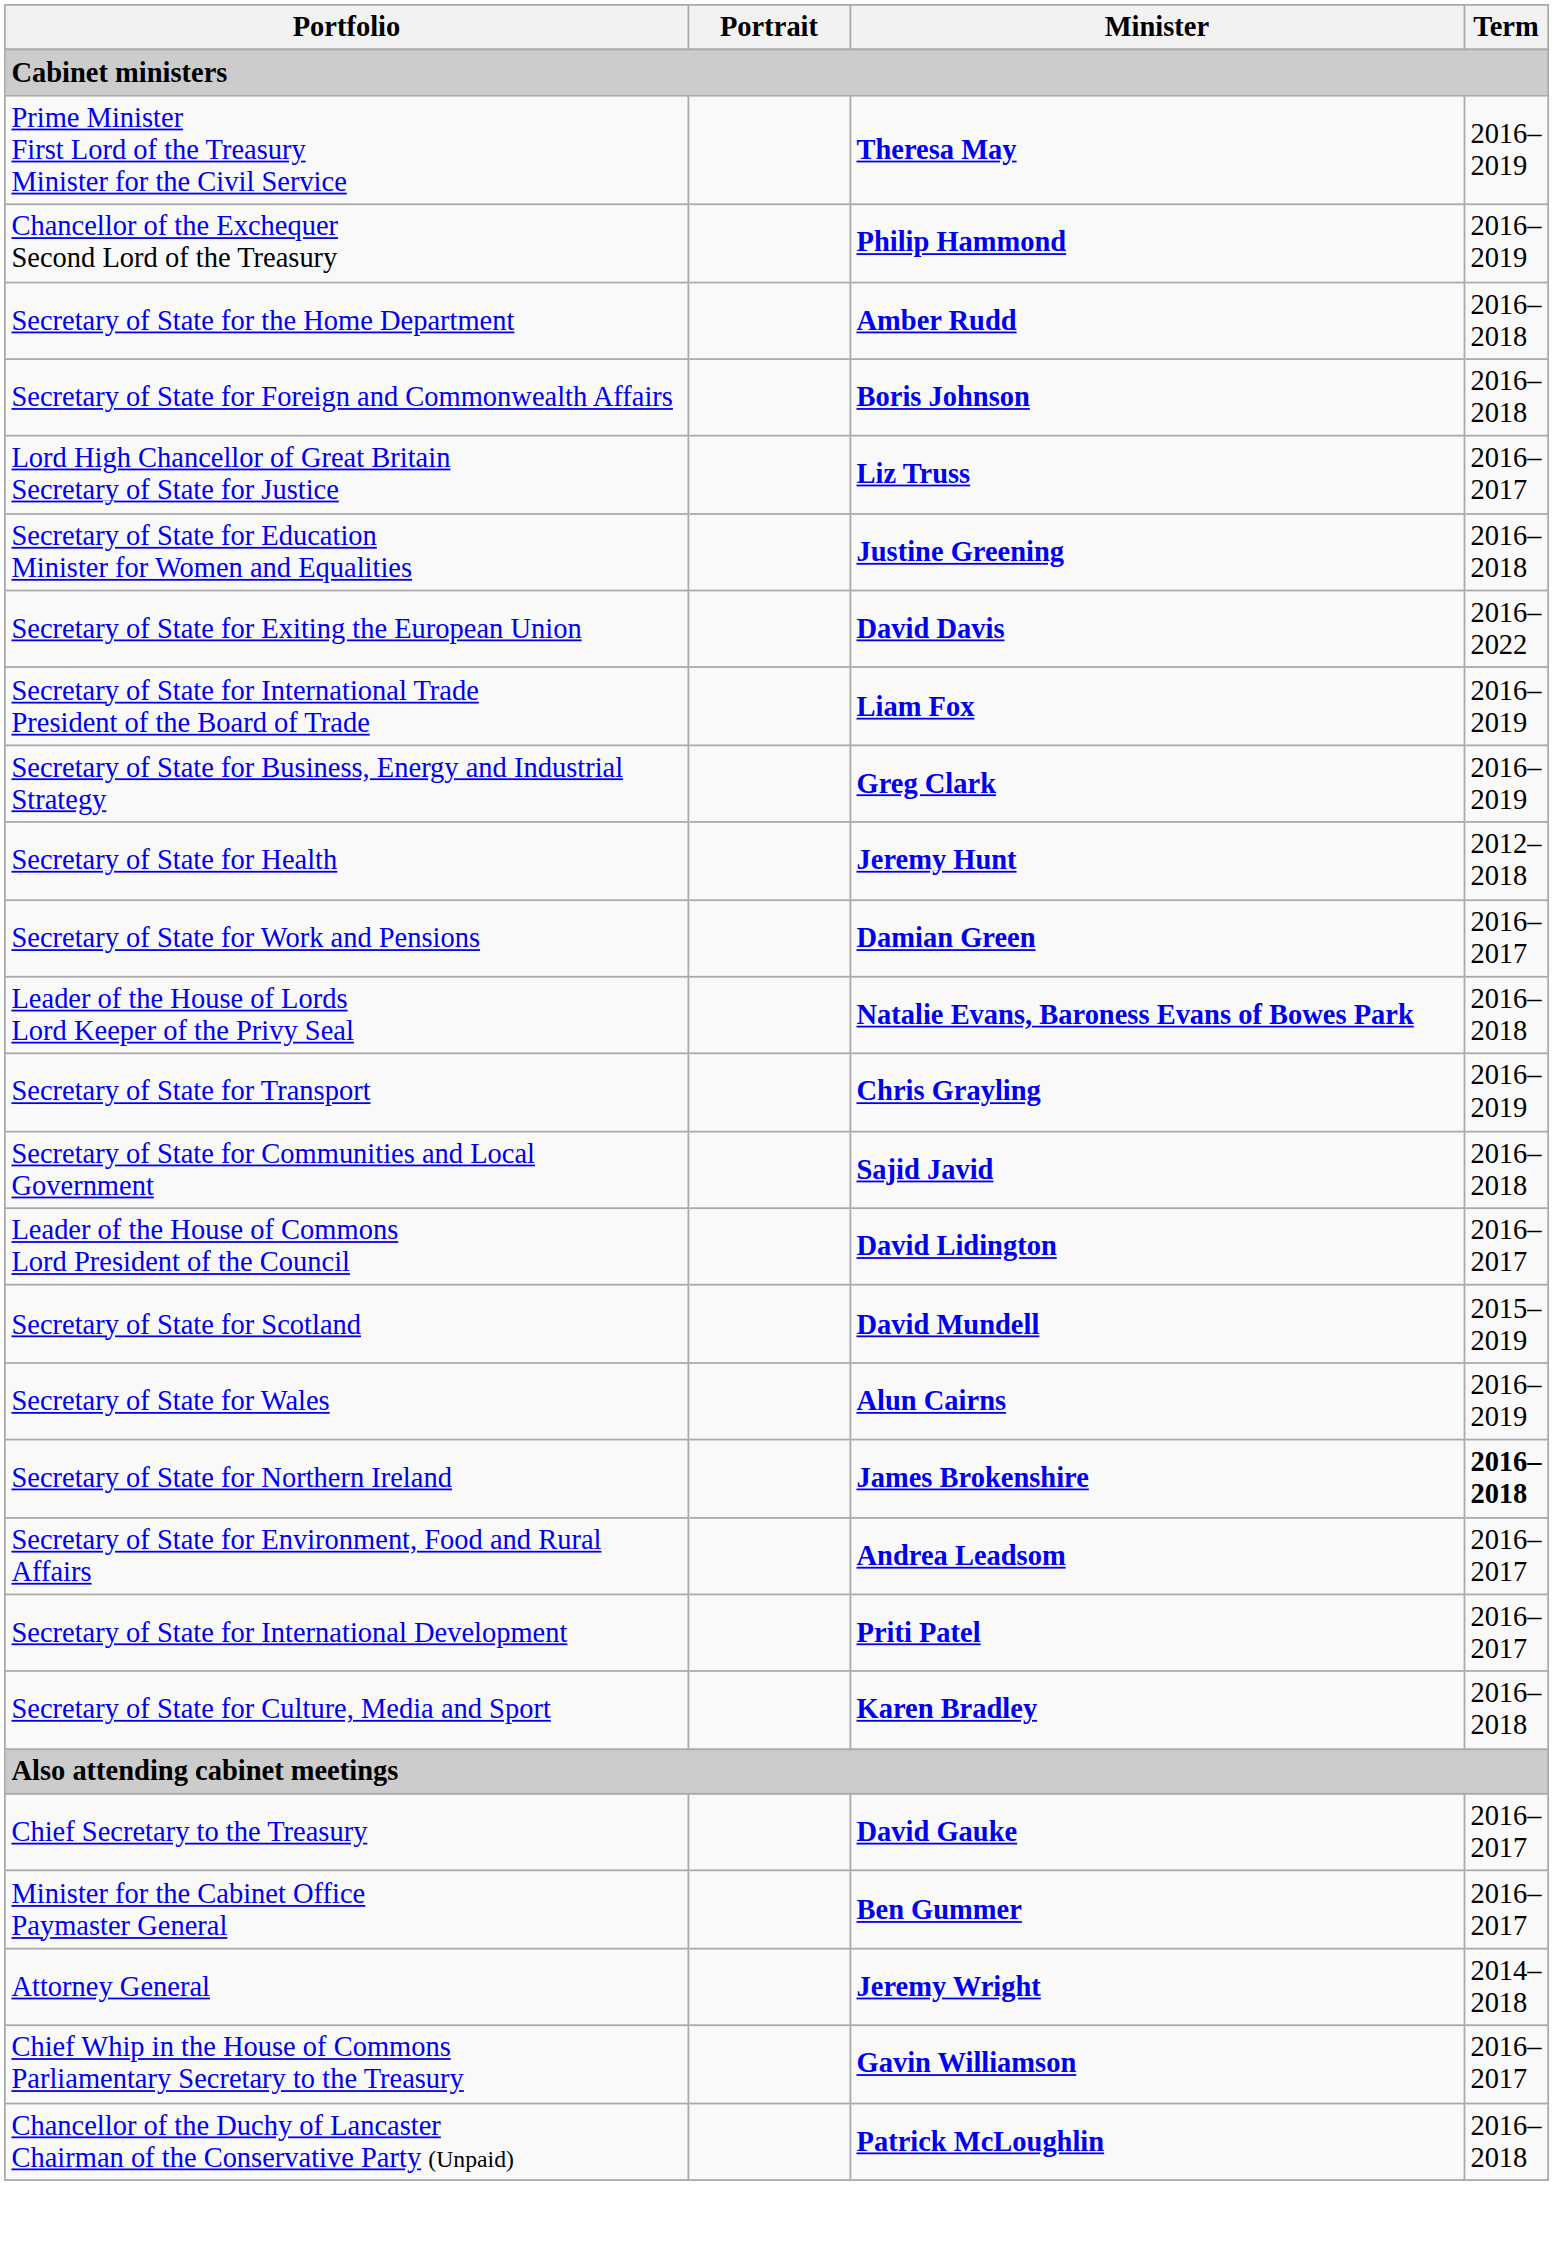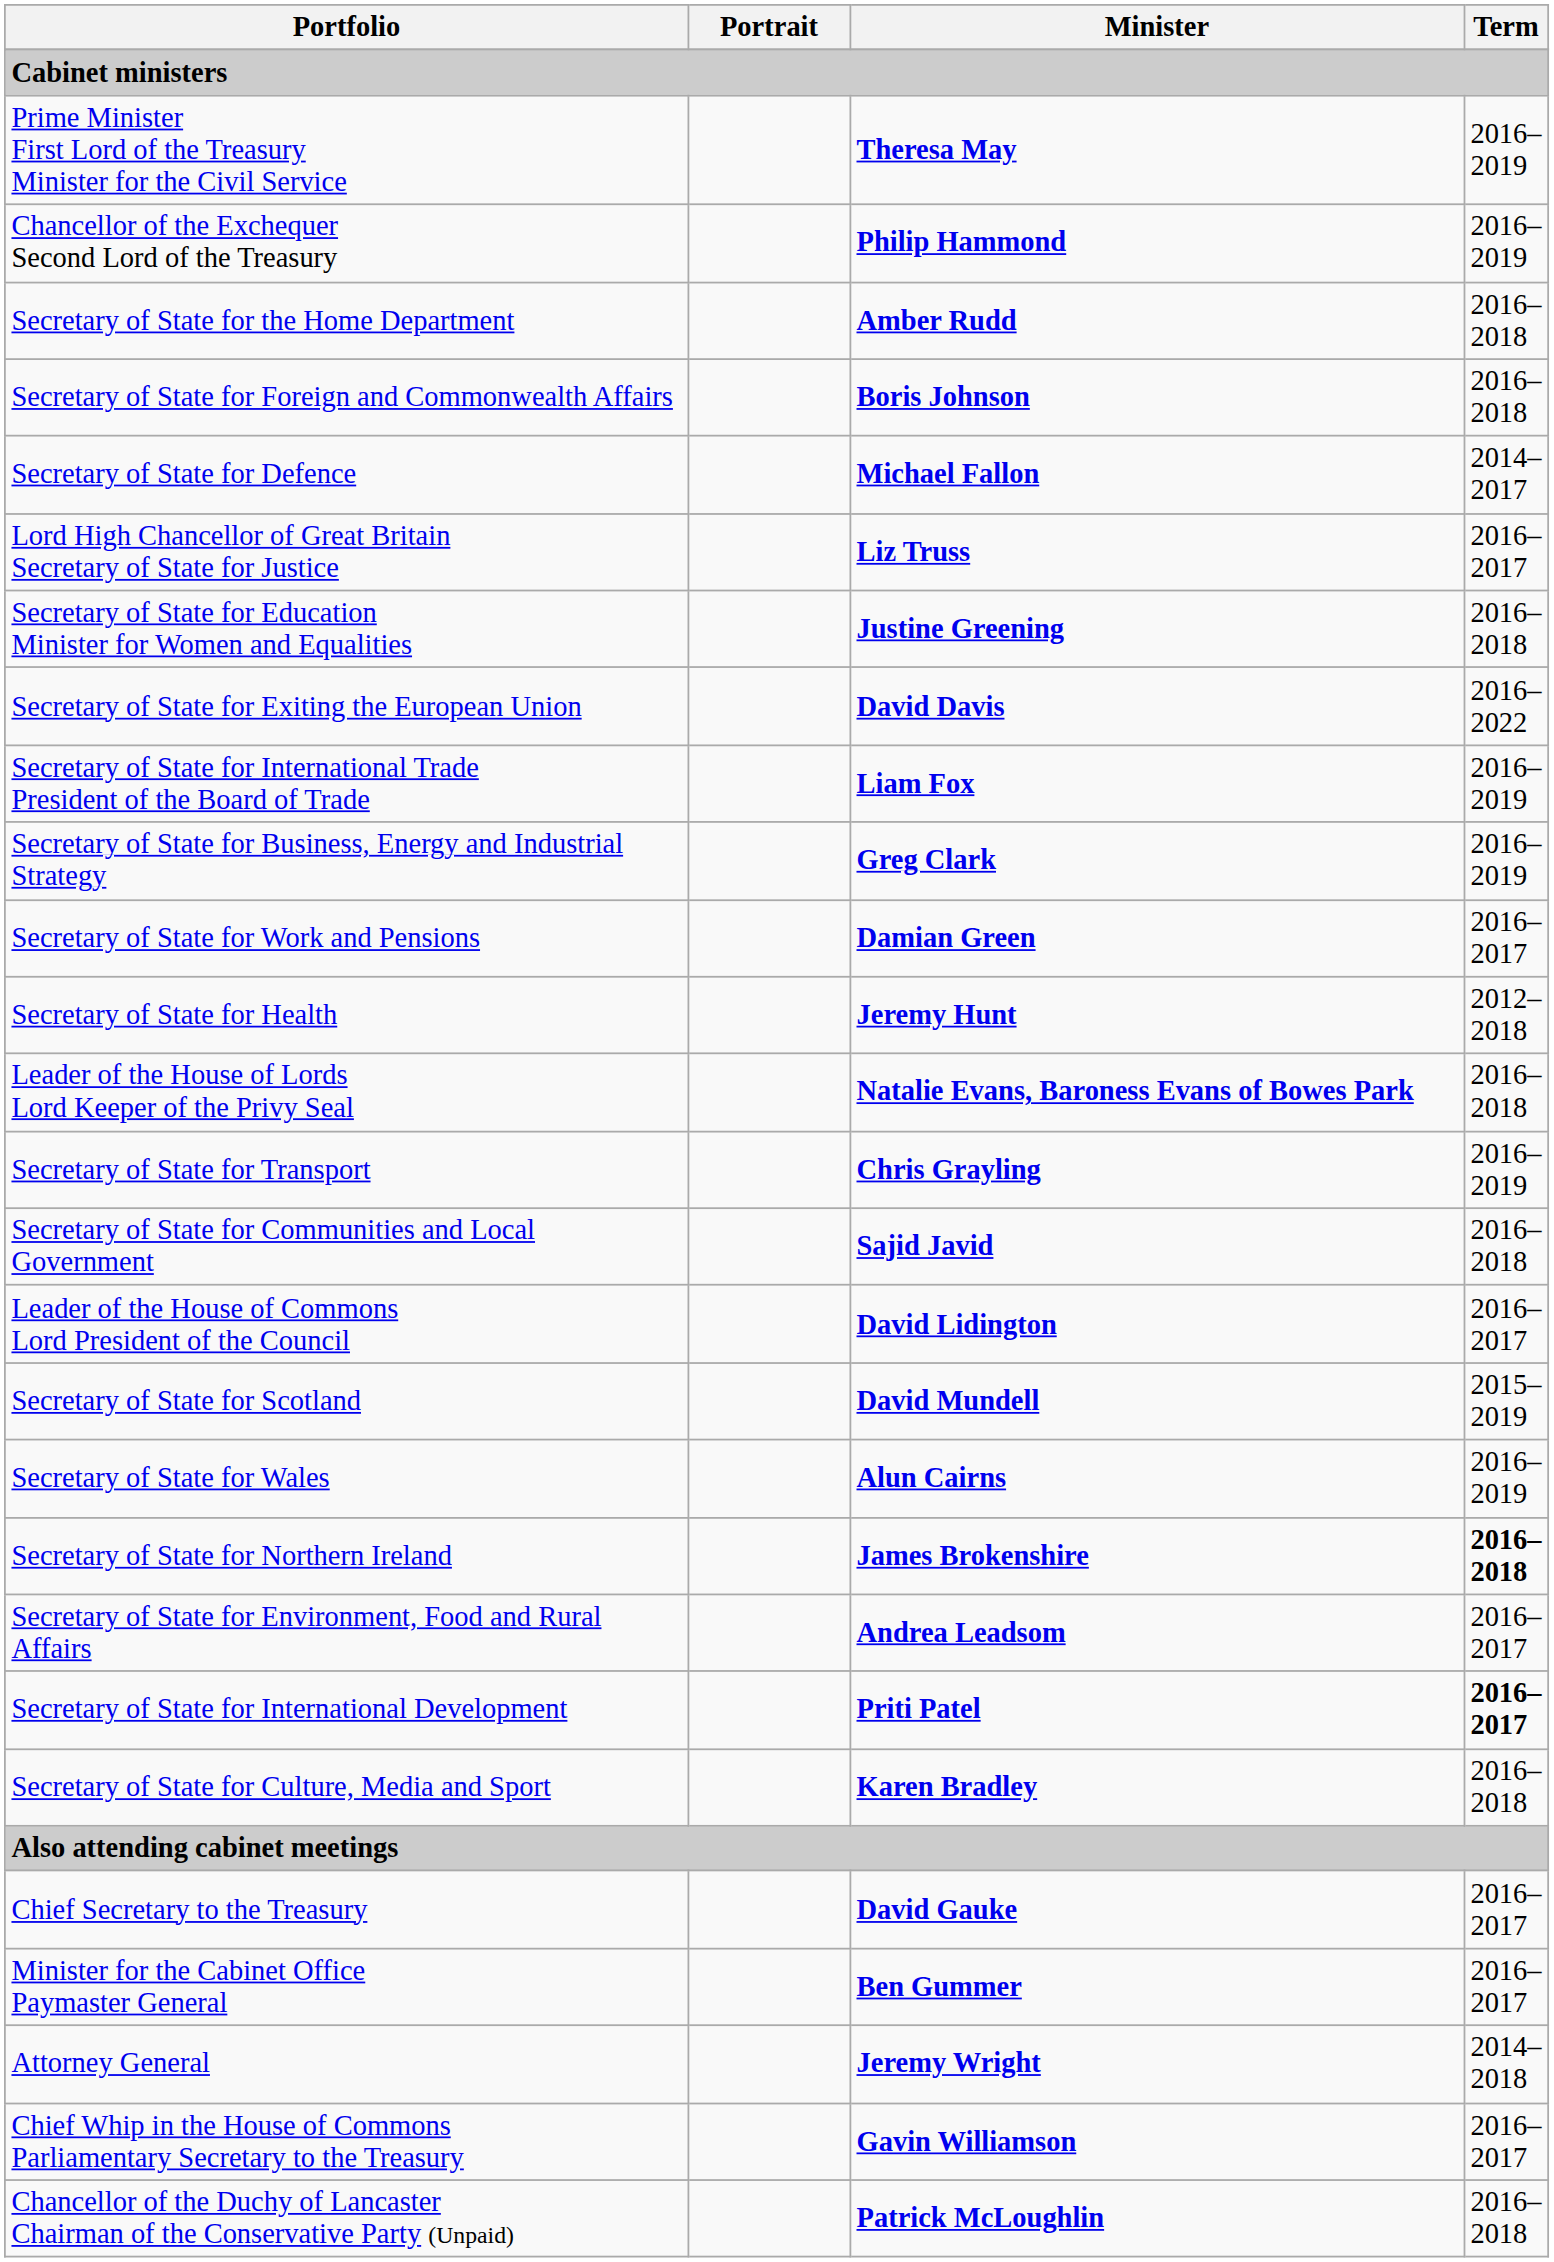+ row: (184, 474)
rows swapped: (174, 860) <-> (246, 937)
(1506, 1632) normal -> (1506, 1709) bold
